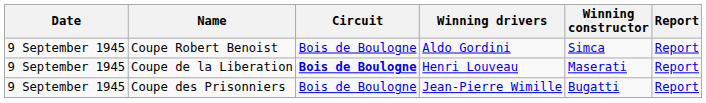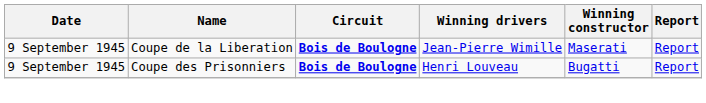- row: (205, 48)
(470, 68) Henri Louveau -> (492, 48) Jean-Pierre Wimille
(358, 88) normal -> (358, 68) bold
(492, 88) Jean-Pierre Wimille -> (470, 68) Henri Louveau
